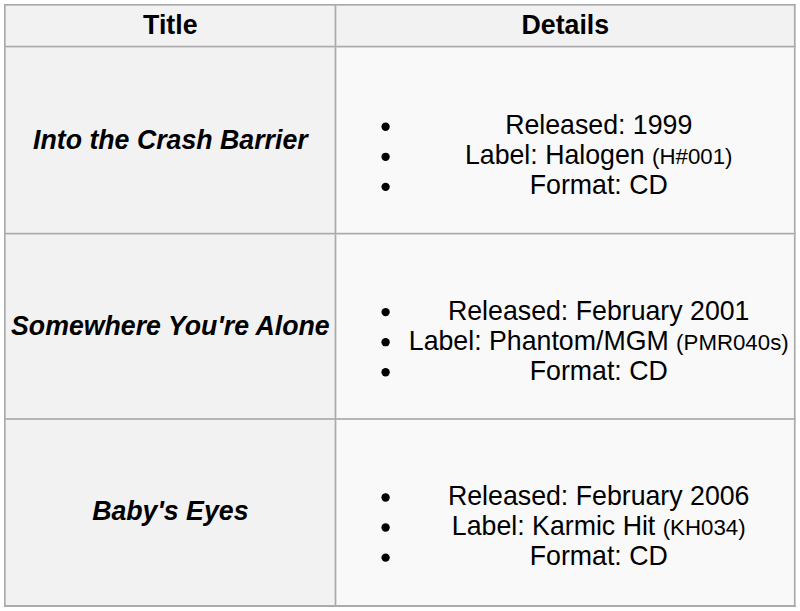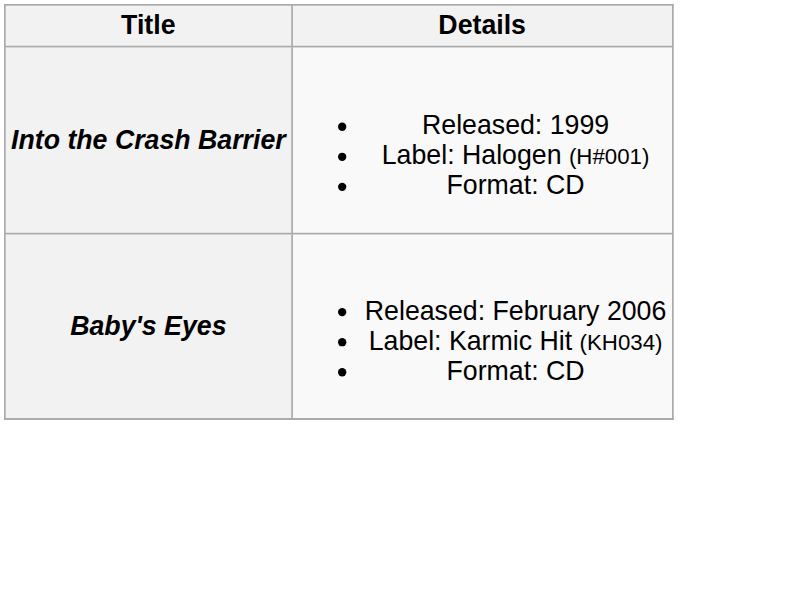- row: (170, 325)
